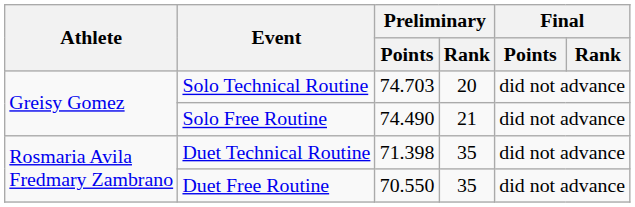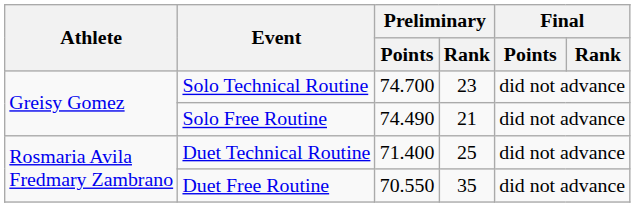(407, 86) 74.703 -> (407, 86) 74.700
(467, 86) 20 -> (467, 86) 23
(407, 152) 71.398 -> (407, 152) 71.400
(467, 152) 35 -> (467, 152) 25
